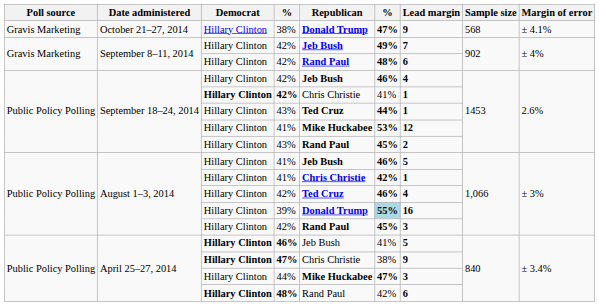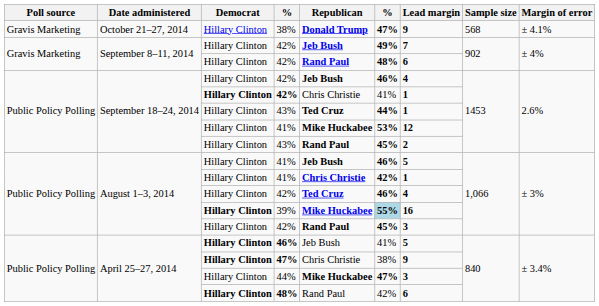(235, 210) normal -> (238, 210) bold
(335, 210) Donald Trump -> (337, 210) Mike Huckabee
